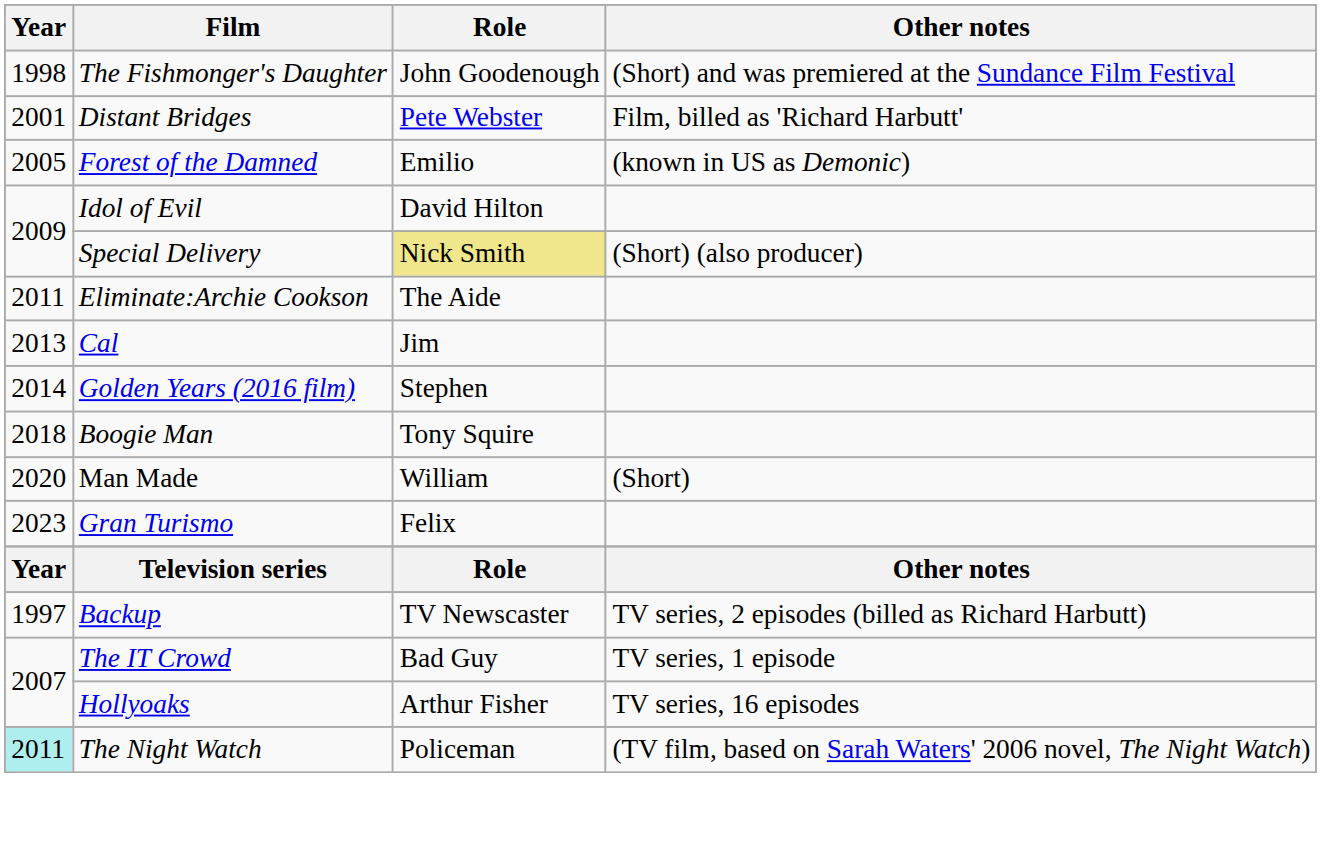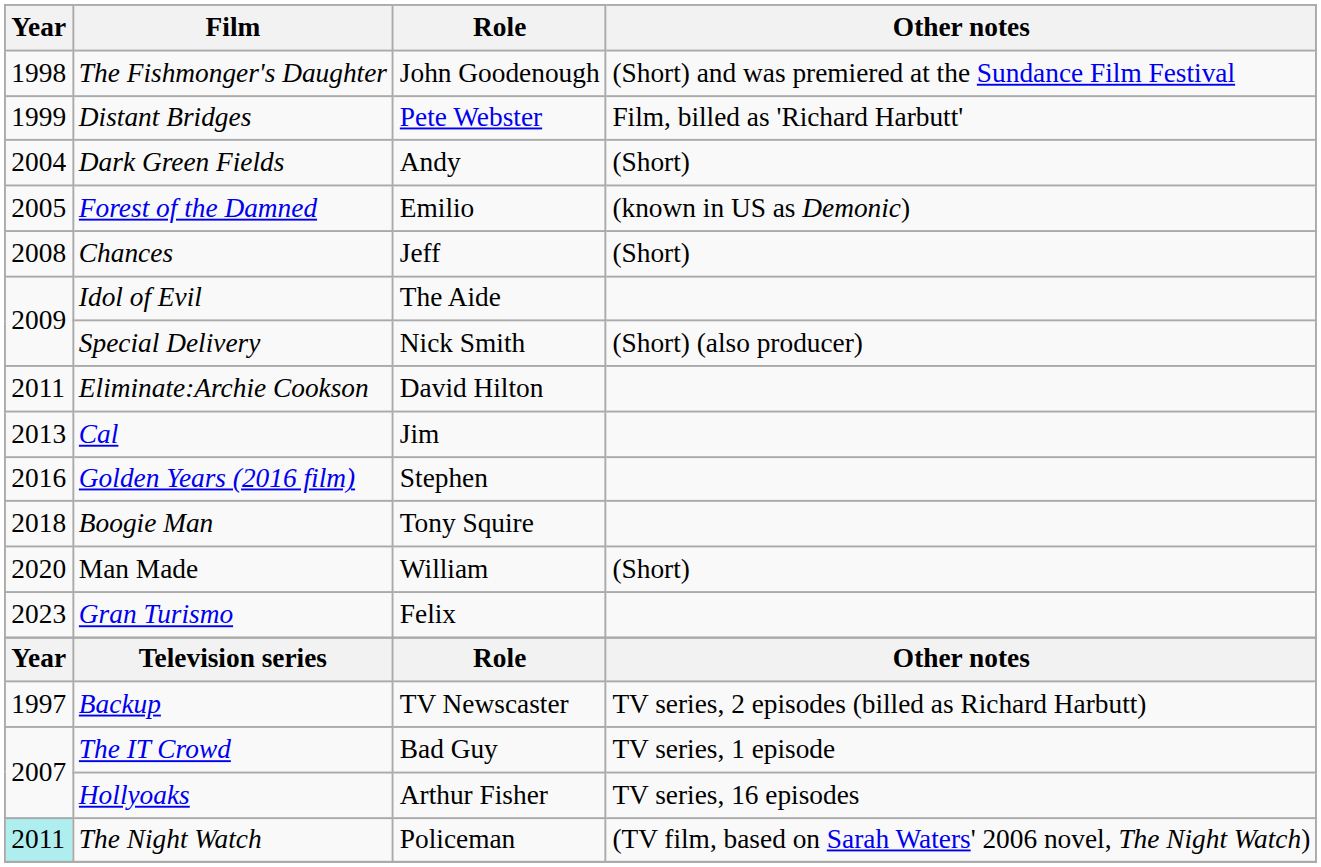(39, 117) 2001 -> (39, 117) 1999
+ row: (182, 162)
+ row: (126, 253)
(472, 207) David Hilton -> (450, 298) The Aide
(462, 253) khaki background -> (462, 343) no background
(450, 298) The Aide -> (472, 388) David Hilton
(39, 388) 2014 -> (39, 478) 2016
